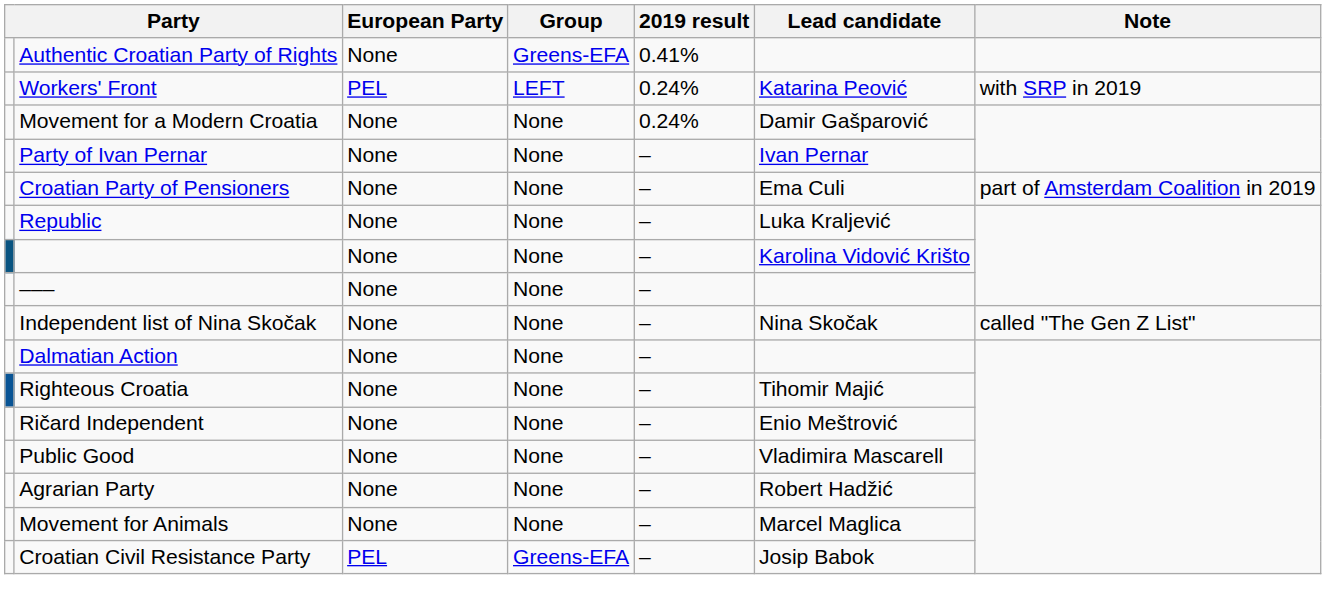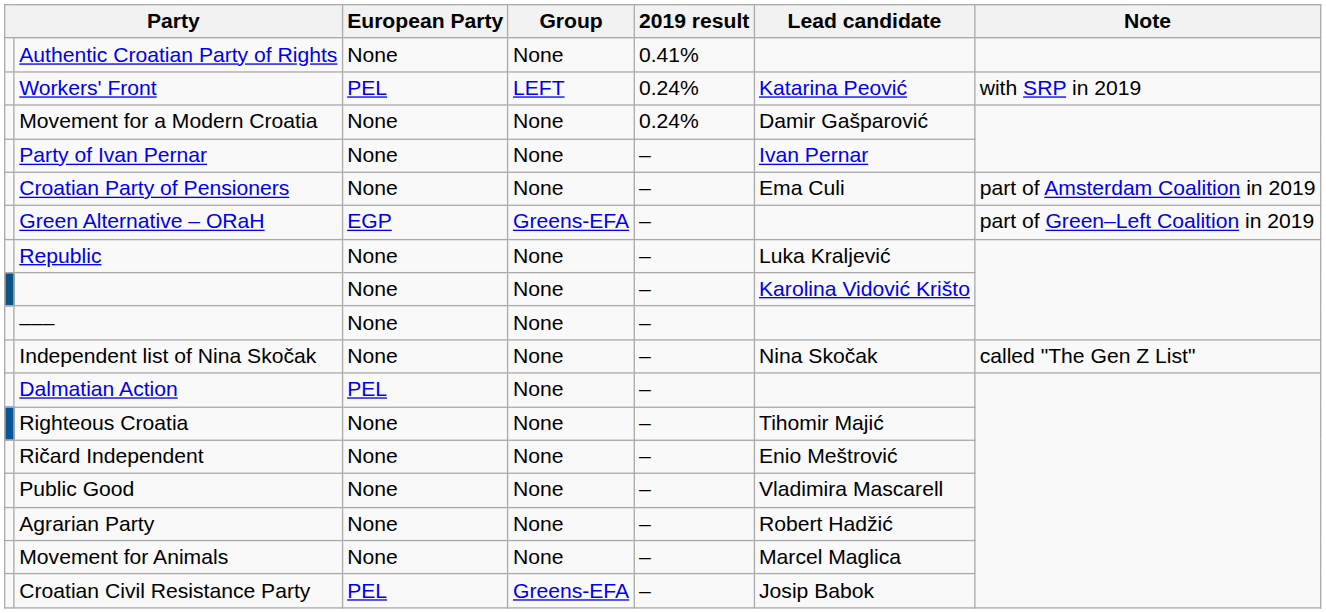(571, 54) Greens-EFA -> (538, 54) None
+ row: (142, 222)
(372, 356) None -> (367, 389) PEL
